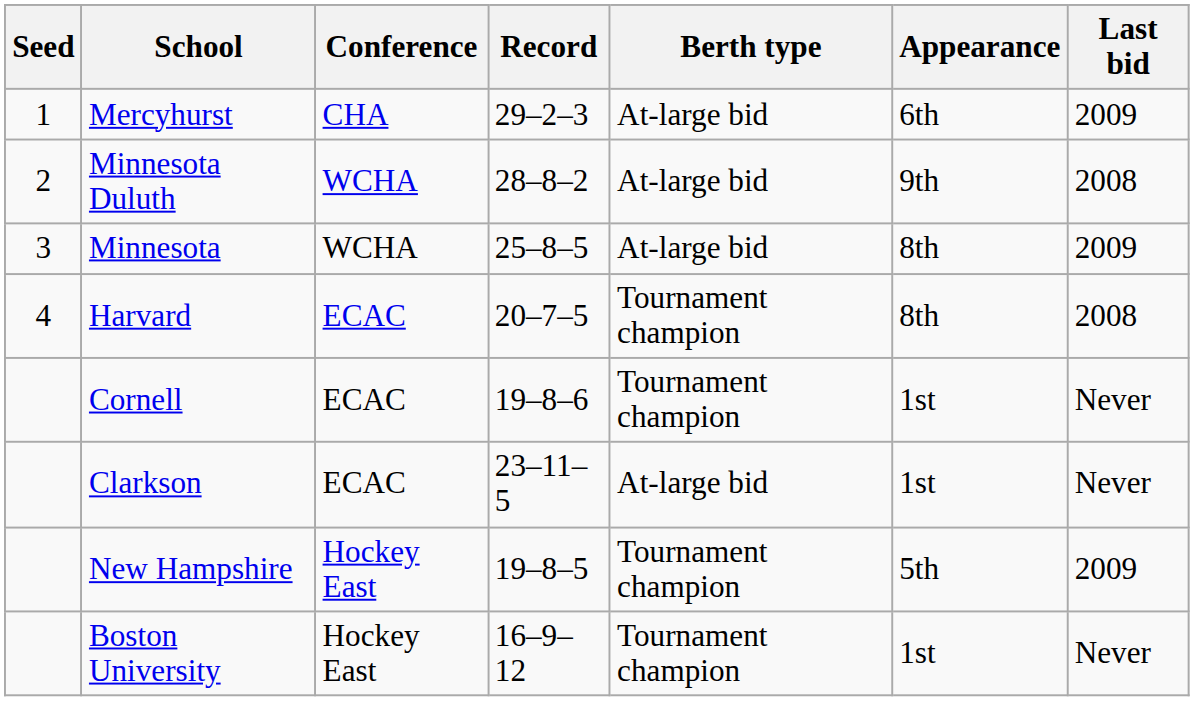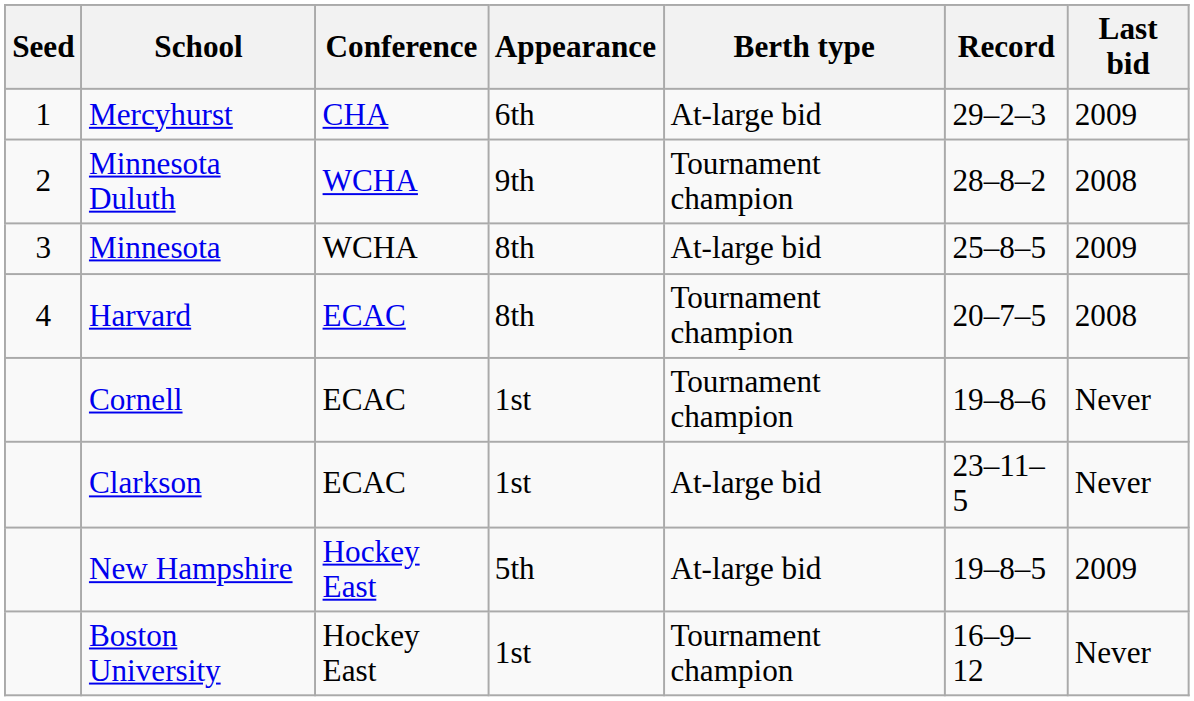columns swapped: (549, 46) <-> (980, 46)
(693, 180) At-large bid -> (746, 180) Tournament champion
(692, 568) Tournament champion -> (746, 568) At-large bid
